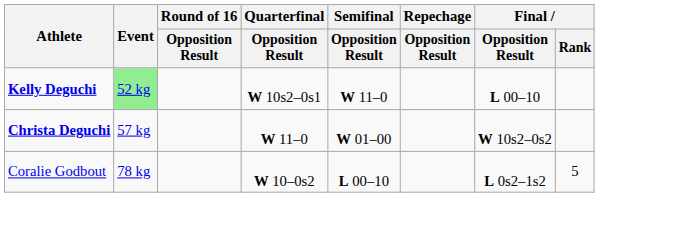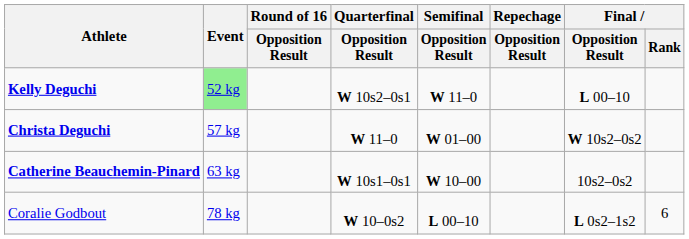+ row: (104, 172)
(575, 172) 5 -> (665, 213) 6
